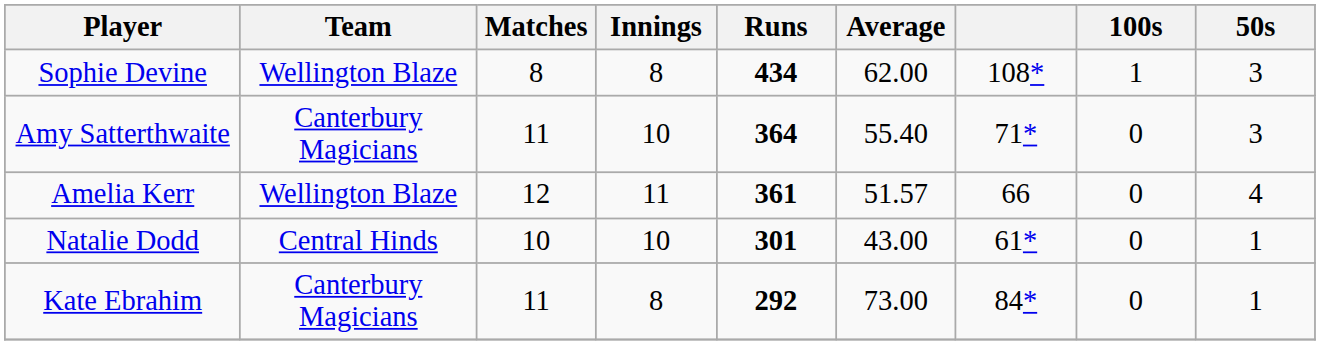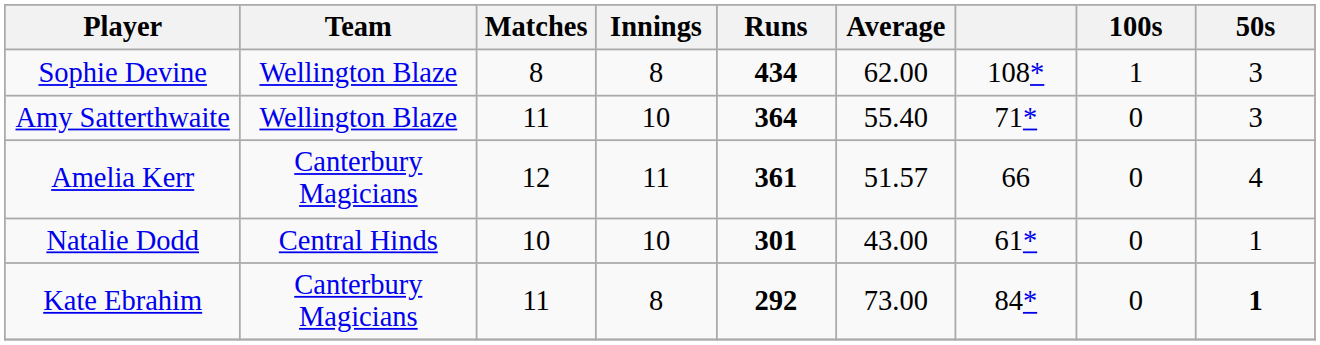(358, 133) Canterbury Magicians -> (358, 117) Wellington Blaze
(358, 194) Wellington Blaze -> (358, 178) Canterbury Magicians
(1256, 300) normal -> (1256, 300) bold
